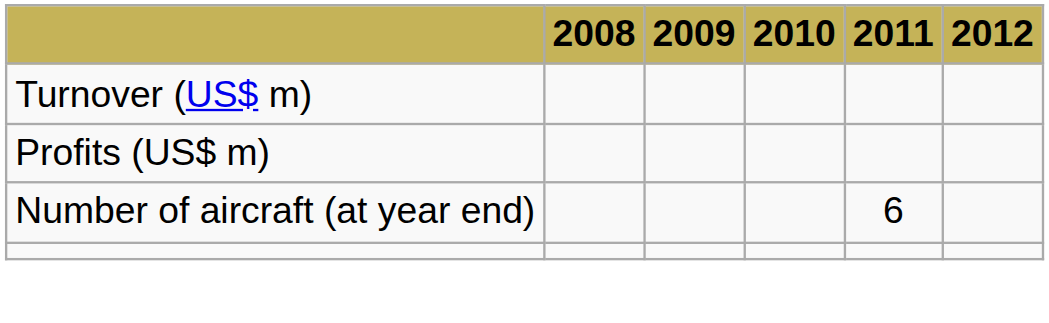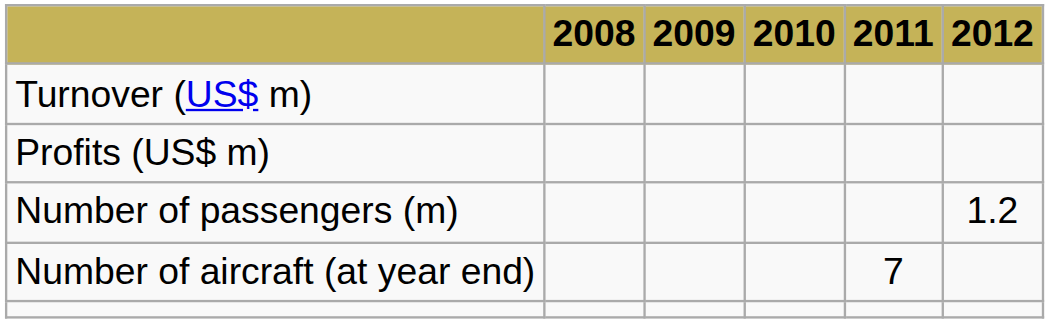+ row: (237, 211)
(893, 211) 6 -> (893, 270) 7
